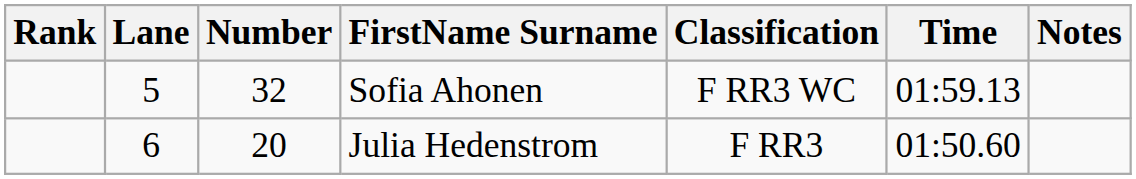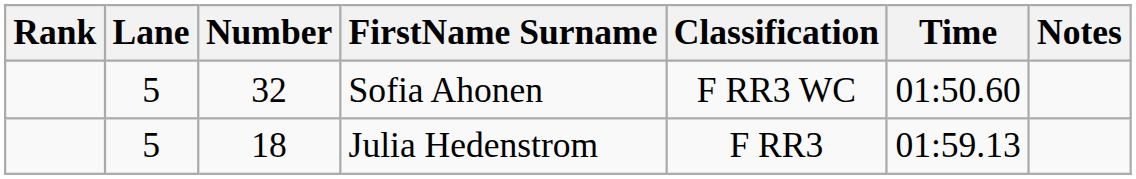(958, 88) 01:59.13 -> (958, 88) 01:50.60
(151, 145) 6 -> (151, 145) 5
(269, 145) 20 -> (269, 145) 18
(958, 145) 01:50.60 -> (958, 145) 01:59.13
